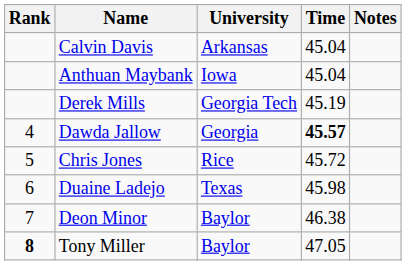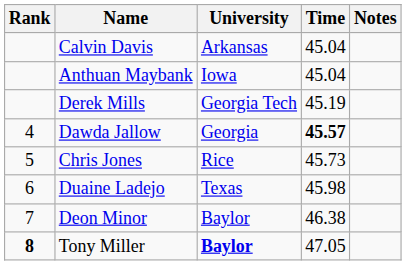(325, 160) 45.72 -> (325, 160) 45.73
(225, 246) normal -> (227, 246) bold
